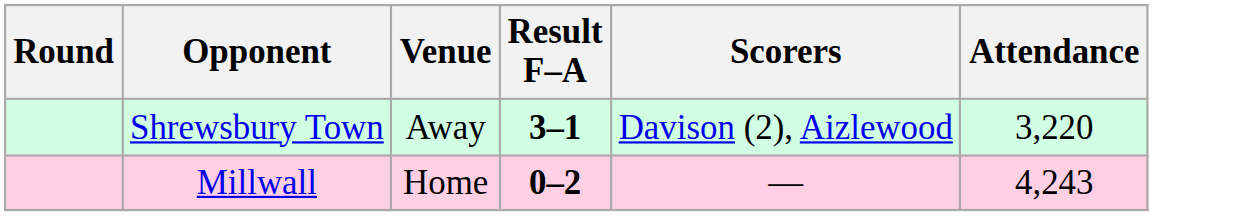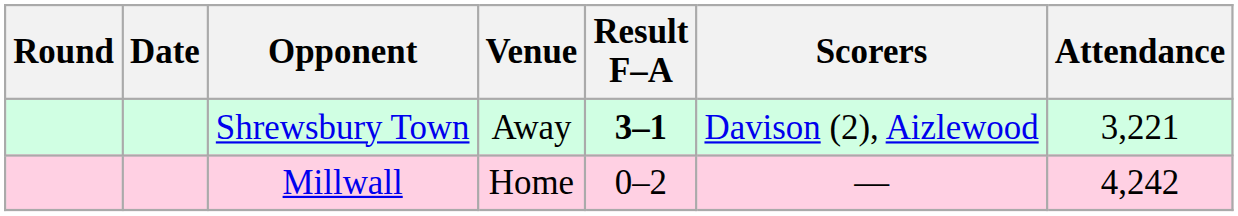+ column: (165, 51)
(1054, 126) 3,220 -> (1140, 126) 3,221
(555, 182) bold -> (641, 182) normal
(1054, 182) 4,243 -> (1140, 182) 4,242
